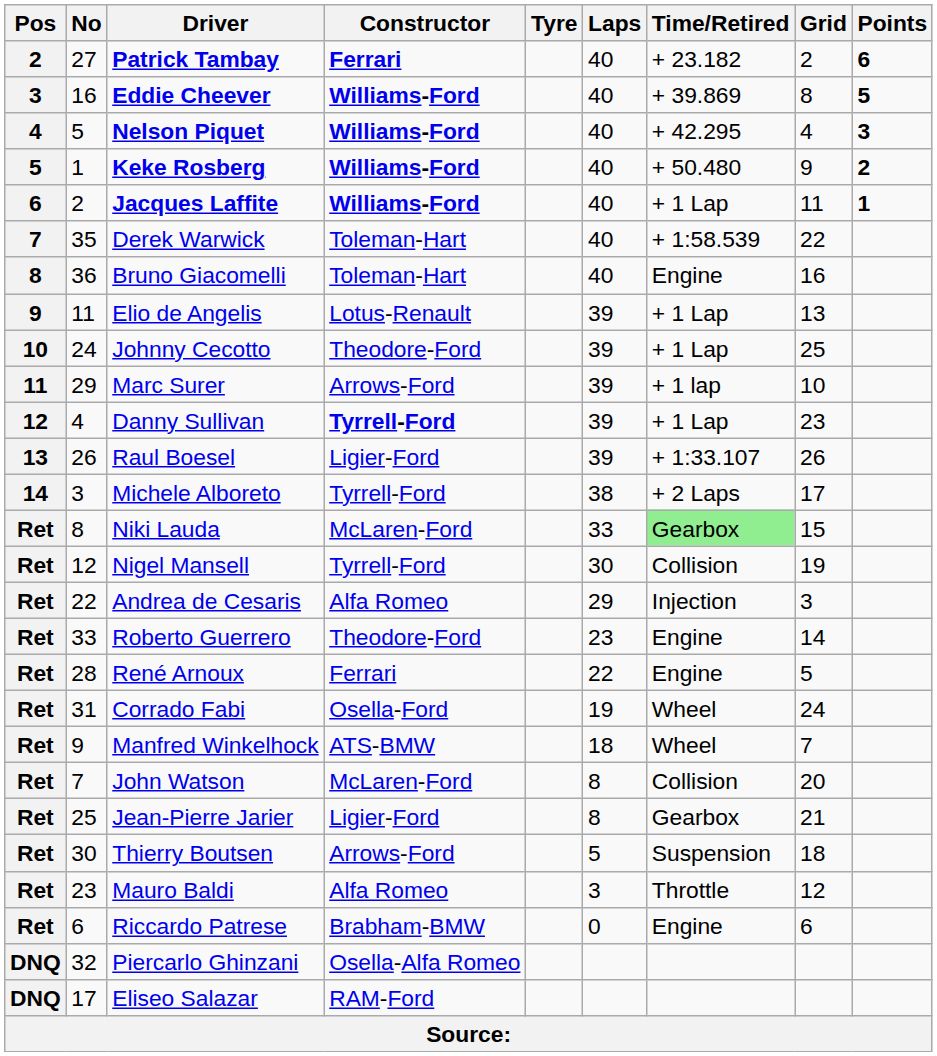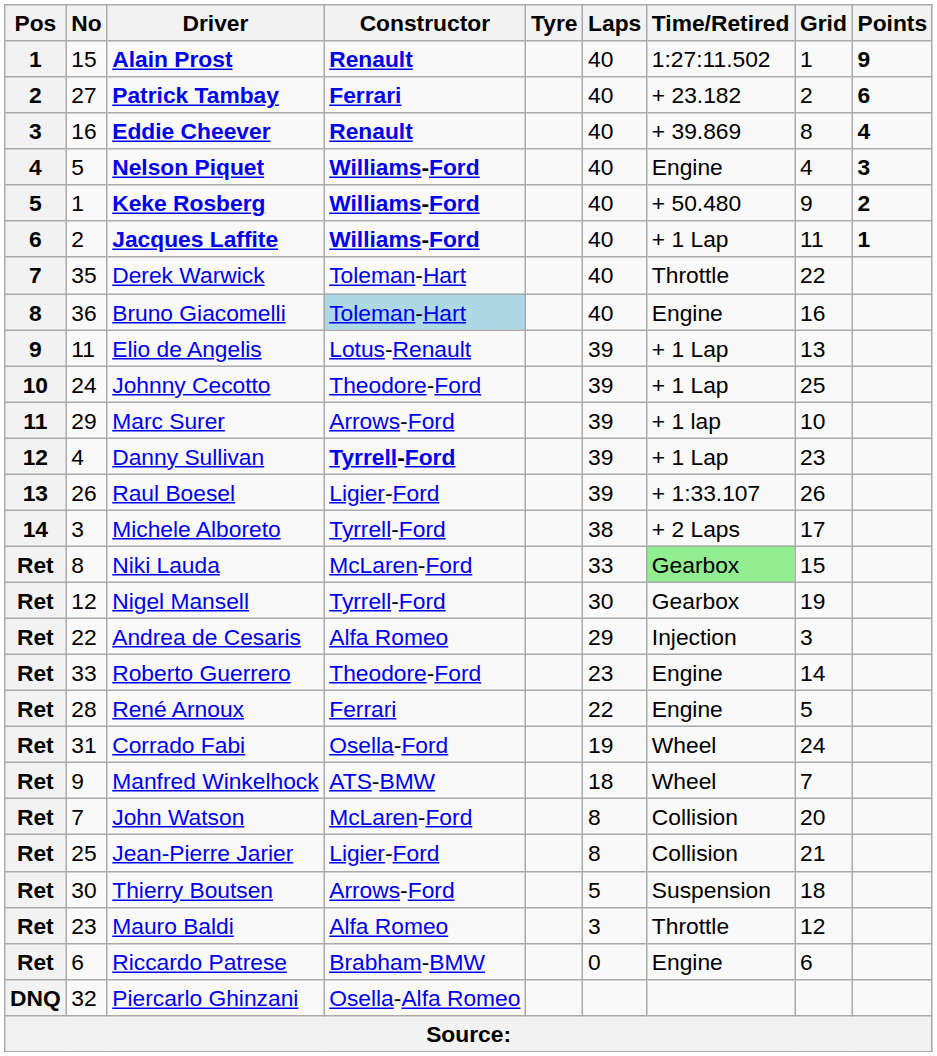+ row: (172, 59)
(404, 95) Williams-Ford -> (371, 131) Renault
(864, 95) 5 -> (864, 131) 4
(696, 131) + 42.295 -> (687, 167) Engine
(706, 240) + 1:58.539 -> (690, 276) Throttle
(398, 276) no background -> (398, 312) lightblue background
(695, 564) Collision -> (696, 600) Gearbox
(696, 817) Gearbox -> (695, 853) Collision
- row: (185, 998)
